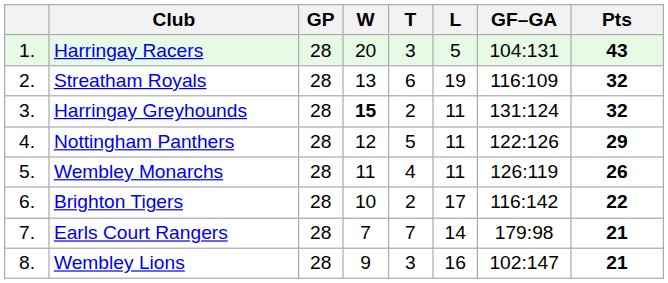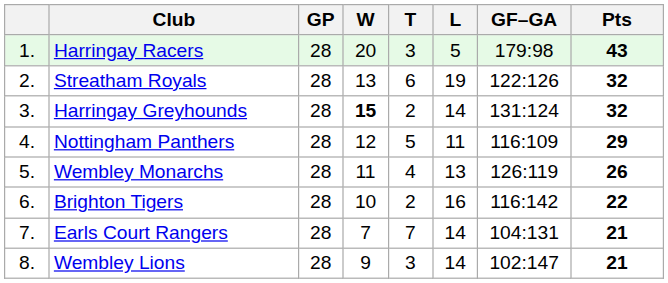(524, 50) 104:131 -> (524, 50) 179:98
(524, 80) 116:109 -> (524, 80) 122:126
(455, 111) 11 -> (455, 111) 14
(524, 141) 122:126 -> (524, 141) 116:109
(455, 171) 11 -> (455, 171) 13
(455, 202) 17 -> (455, 202) 16
(524, 232) 179:98 -> (524, 232) 104:131
(455, 263) 16 -> (455, 263) 14
